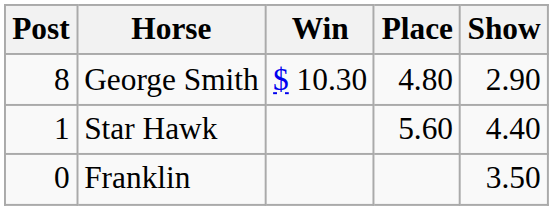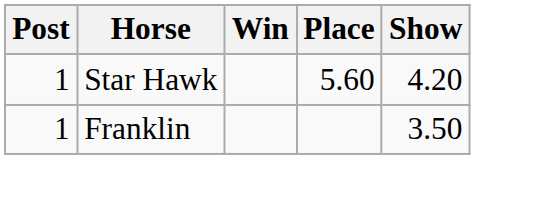- row: (171, 79)
(513, 128) 4.40 -> (435, 79) 4.20
(62, 178) 0 -> (62, 128) 1
